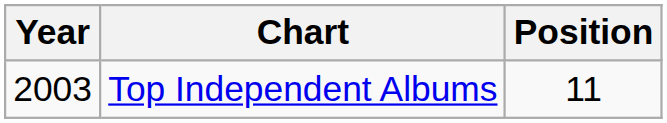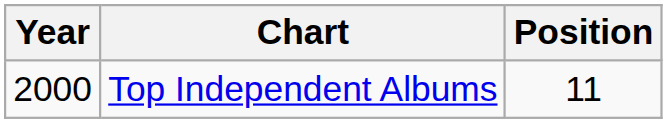(53, 88) 2003 -> (53, 88) 2000
